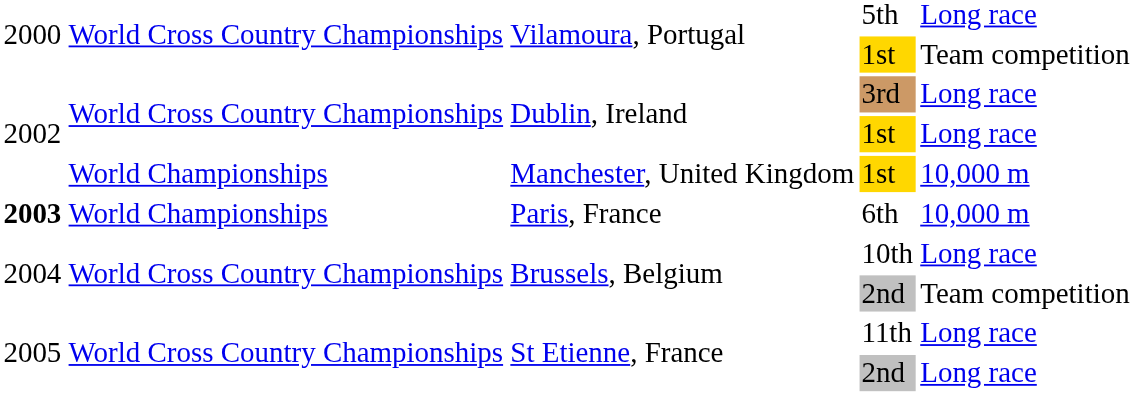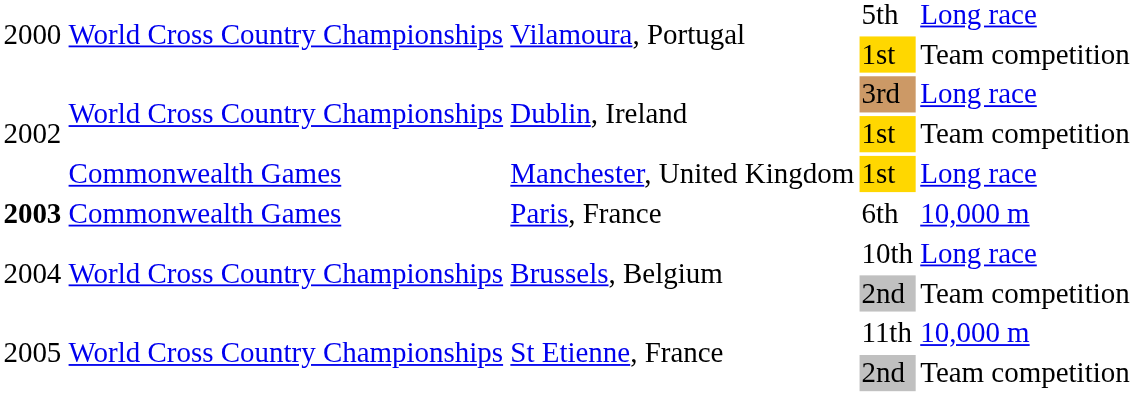(979, 133) Long race -> (1025, 133) Team competition
(198, 173) World Championships -> (205, 173) Commonwealth Games
(975, 173) 10,000 m -> (979, 173) Long race
(198, 213) World Championships -> (205, 213) Commonwealth Games
(979, 332) Long race -> (975, 332) 10,000 m
(979, 372) Long race -> (1025, 372) Team competition
